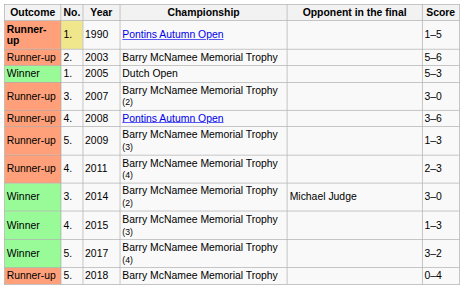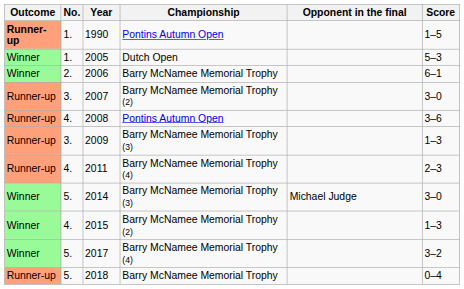(68, 35) khaki background -> (68, 35) no background
- row: (97, 57)
+ row: (97, 73)
(68, 140) 5. -> (68, 140) 3.
(68, 197) 3. -> (68, 197) 5.
(200, 197) Barry McNamee Memorial Trophy (2) -> (200, 197) Barry McNamee Memorial Trophy (3)
(200, 225) Barry McNamee Memorial Trophy (3) -> (200, 225) Barry McNamee Memorial Trophy (2)
